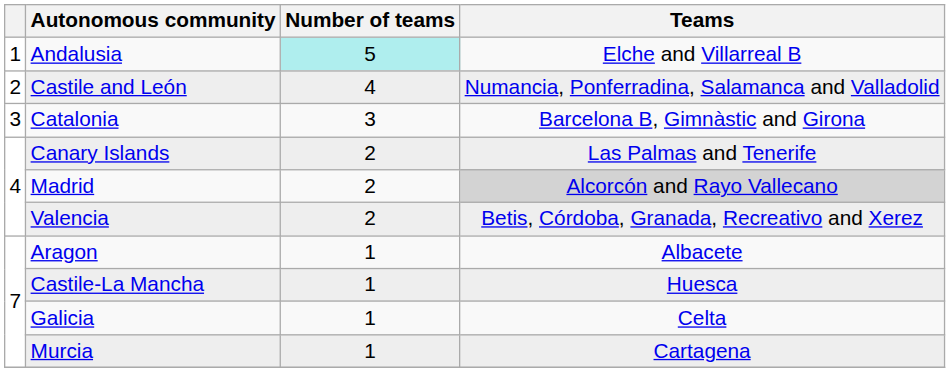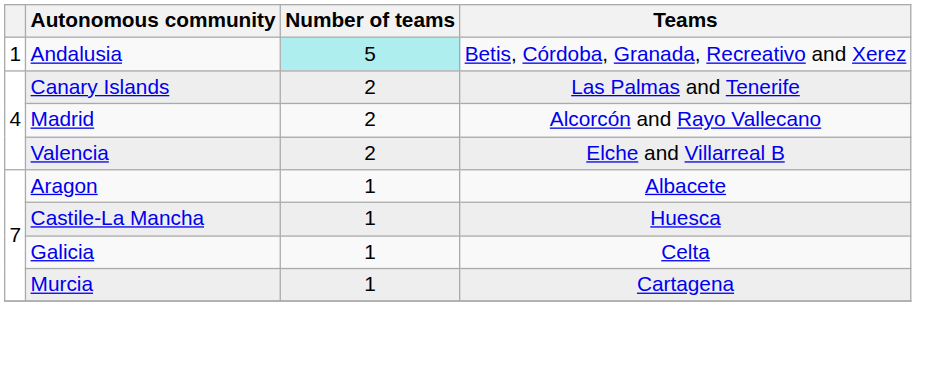(702, 53) Elche and Villarreal B -> (686, 53) Betis, Córdoba, Granada, Recreativo and Xerez
- row: (109, 86)
- row: (75, 119)
(702, 185) lightgrey background -> (686, 119) no background
(702, 218) Betis, Córdoba, Granada, Recreativo and Xerez -> (686, 152) Elche and Villarreal B
